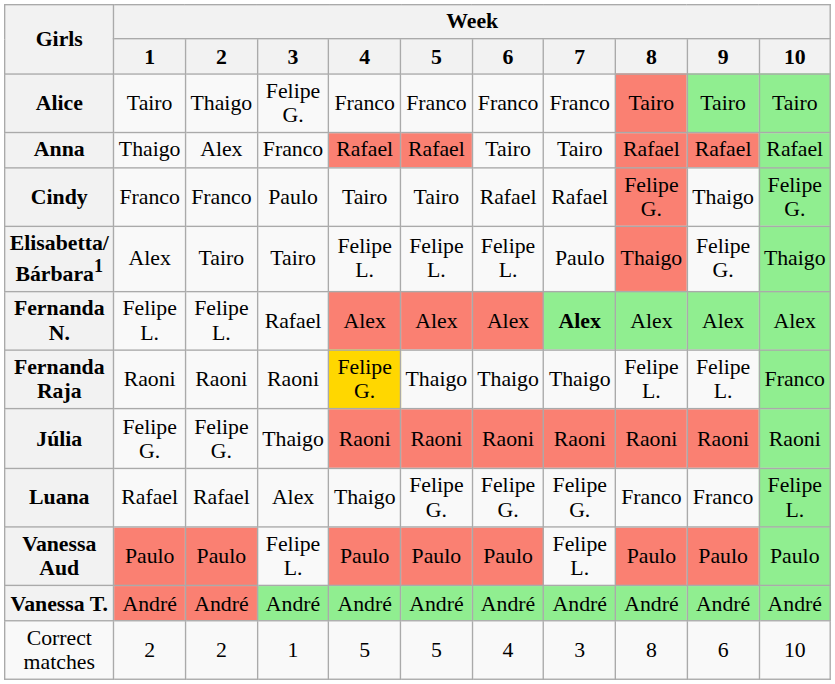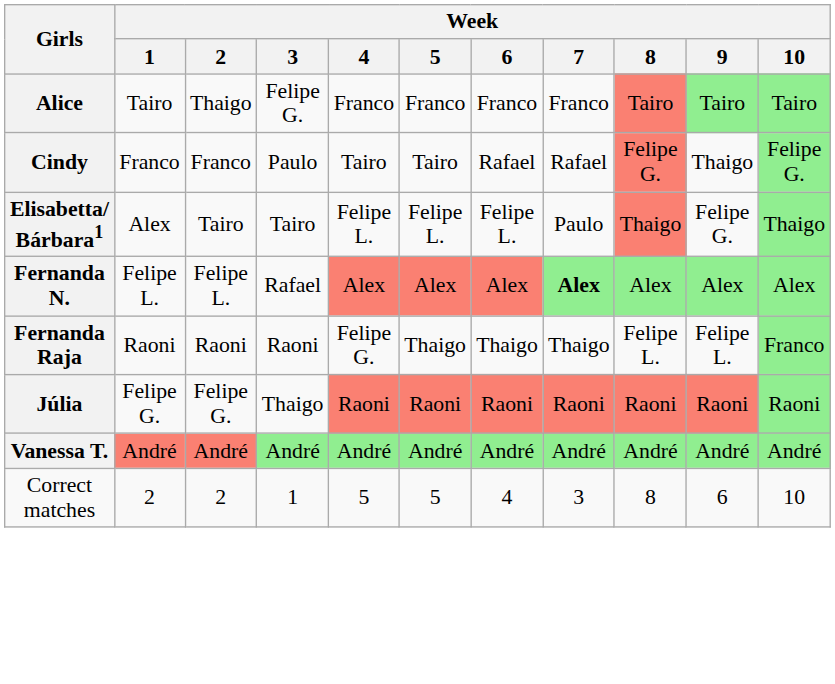- row: (59, 149)
(365, 379) gold background -> (364, 344) no background
- row: (59, 497)
- row: (59, 556)
